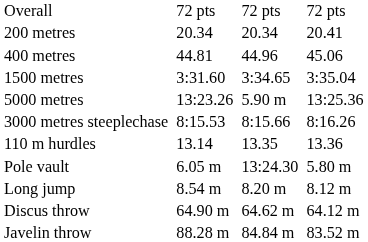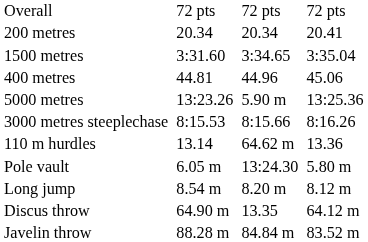rows swapped: (40, 55) <-> (44, 77)
(260, 144) 13.35 -> (268, 144) 64.62 m
(268, 211) 64.62 m -> (260, 211) 13.35
